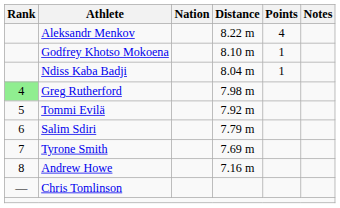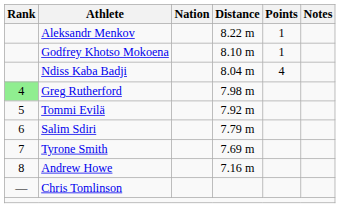(282, 33) 4 -> (282, 33) 1
(282, 71) 1 -> (282, 71) 4
